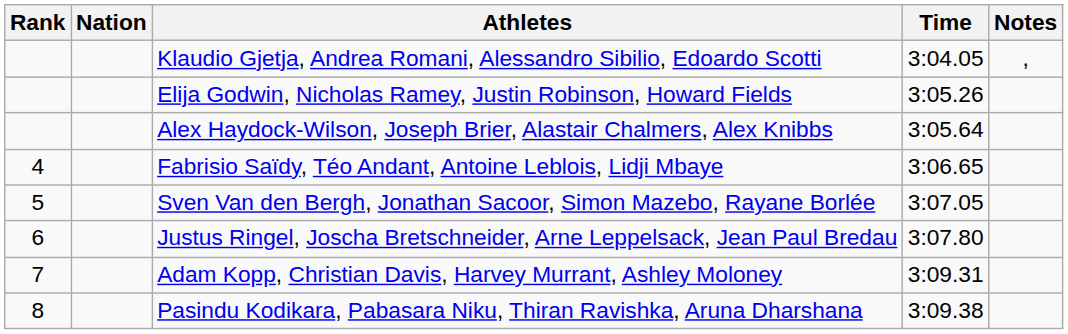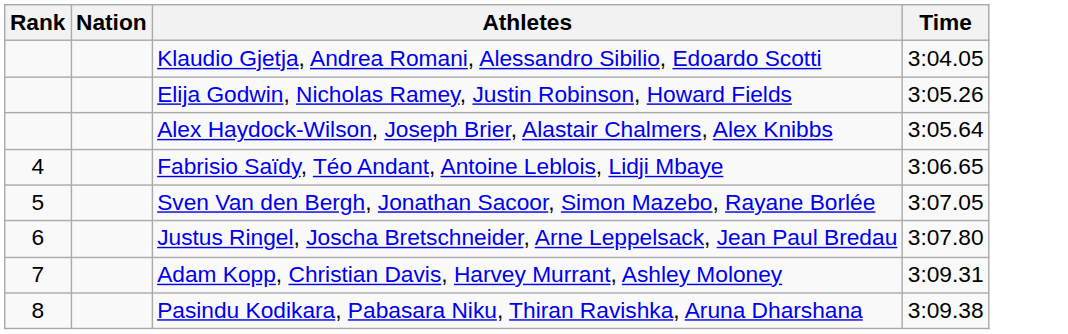- column: (1026, 22)
